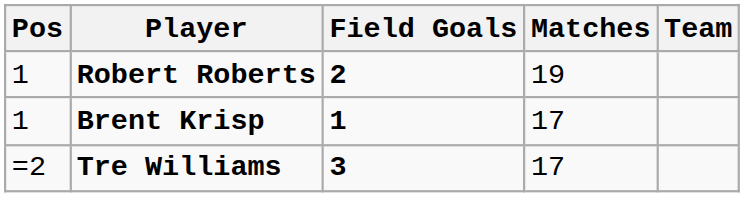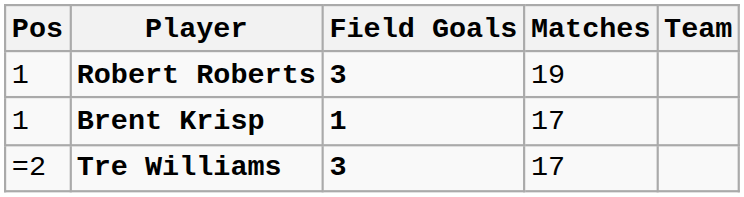(338, 75) 2 -> (338, 75) 3
